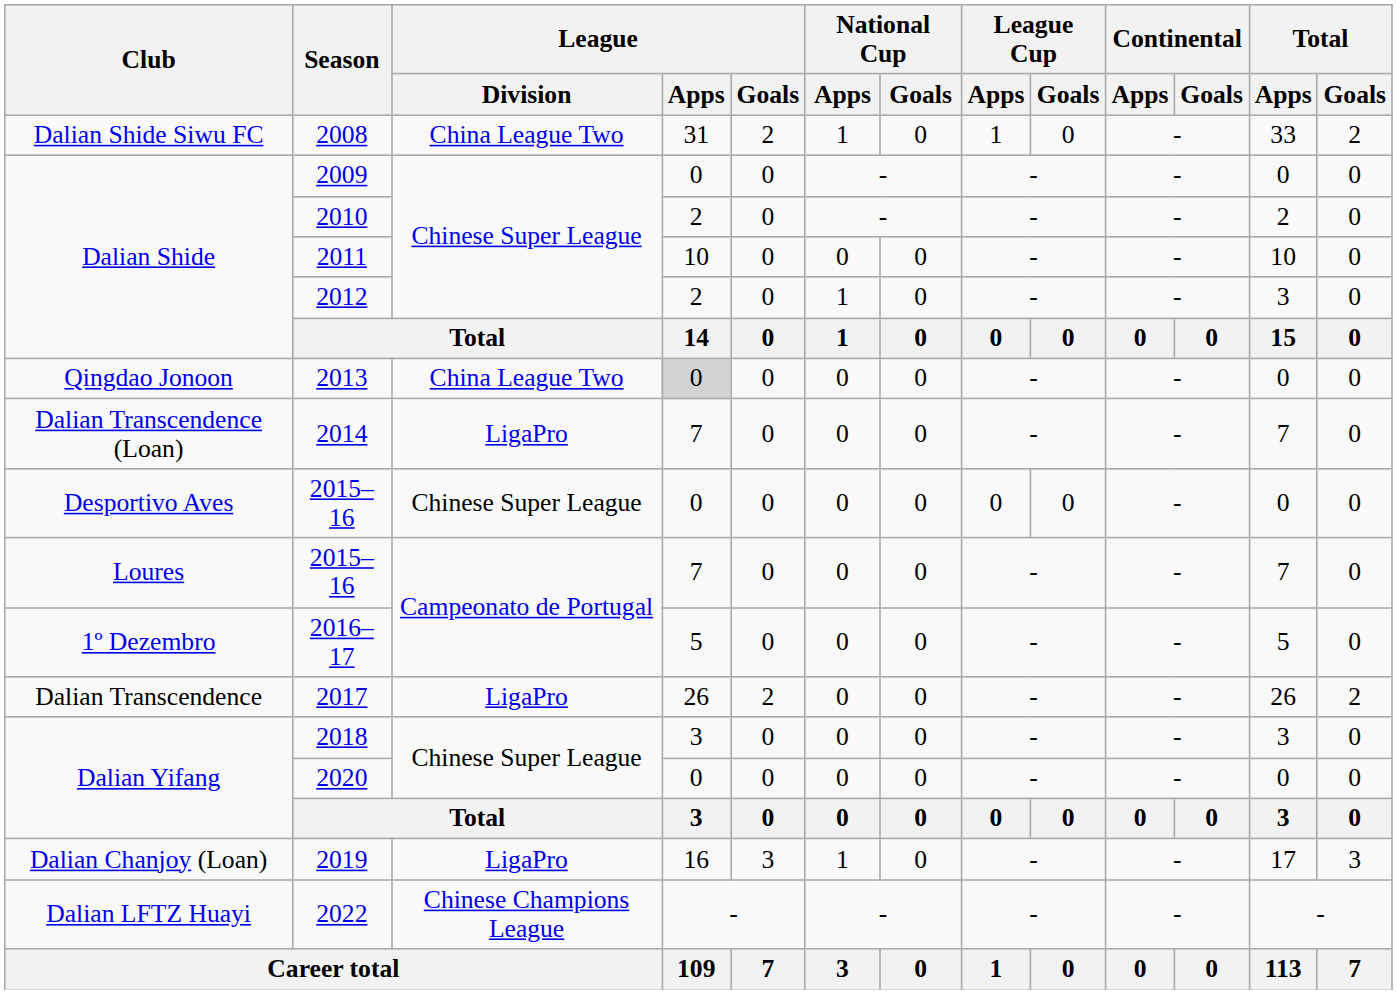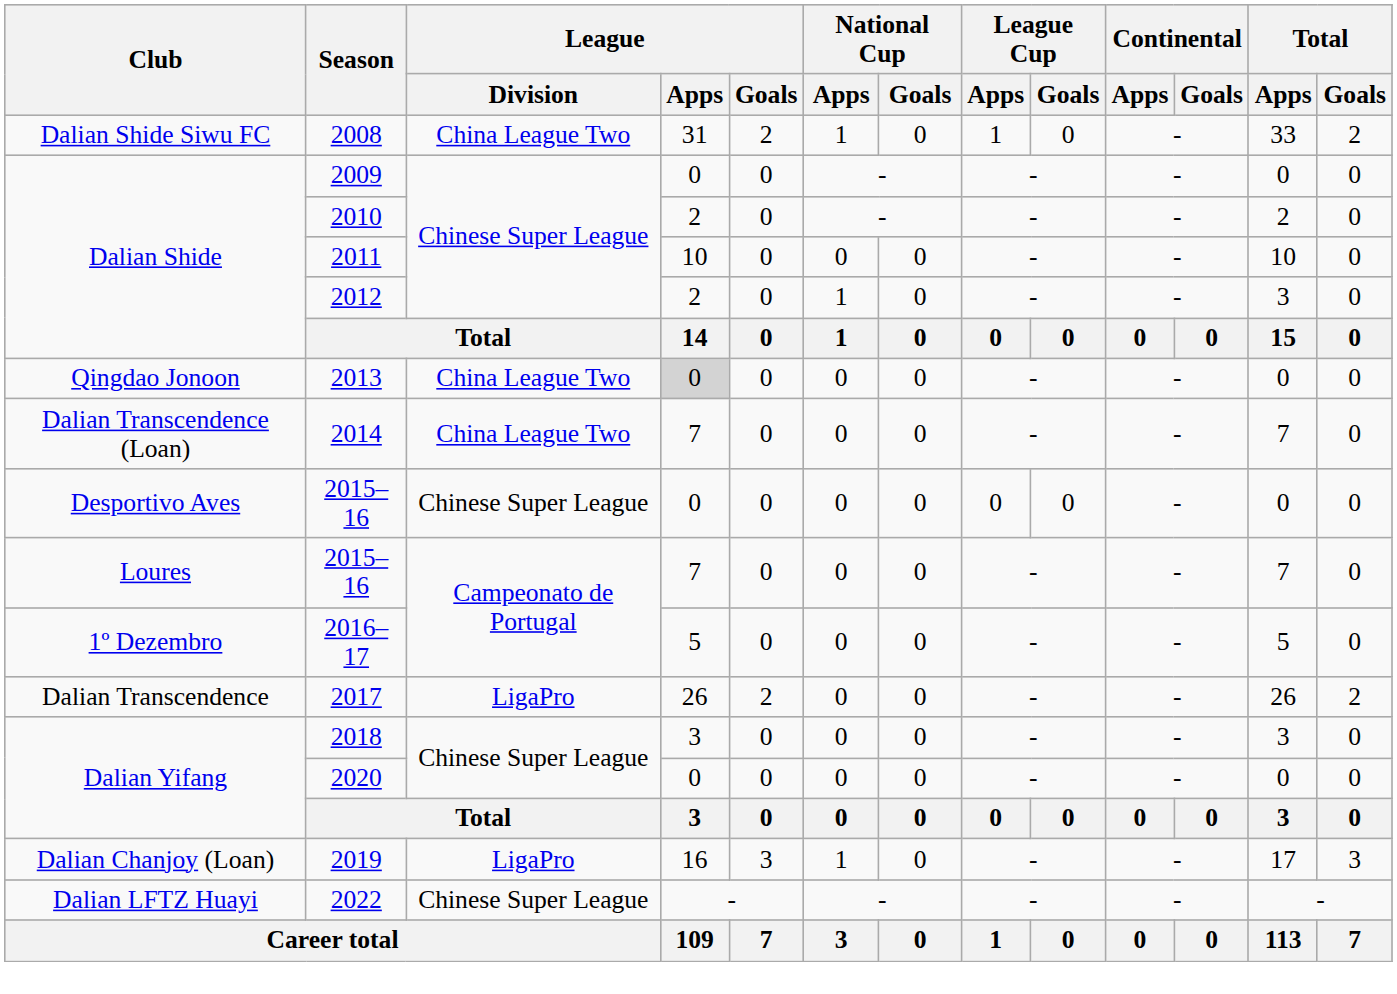(527, 433) LigaPro -> (533, 433) China League Two
(527, 914) Chinese Champions League -> (533, 899) Chinese Super League
